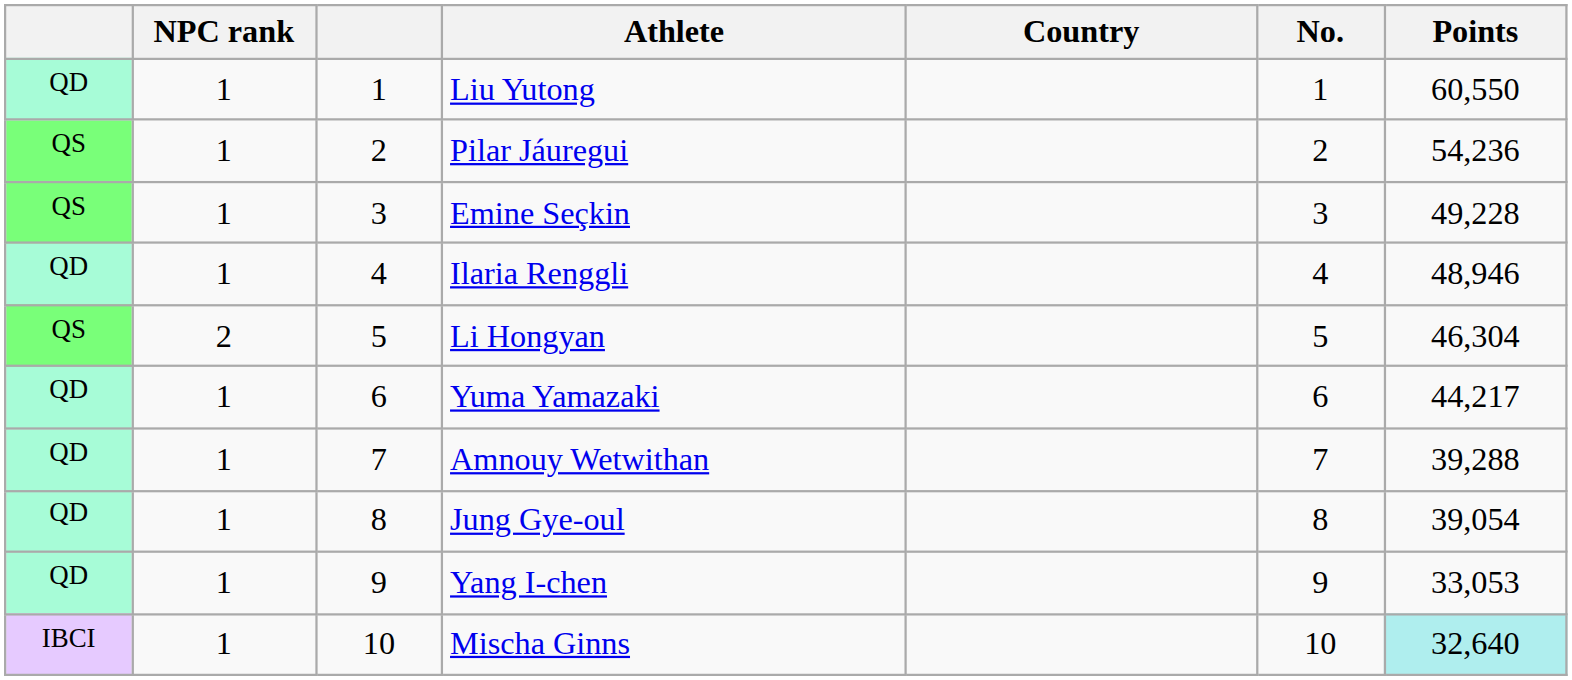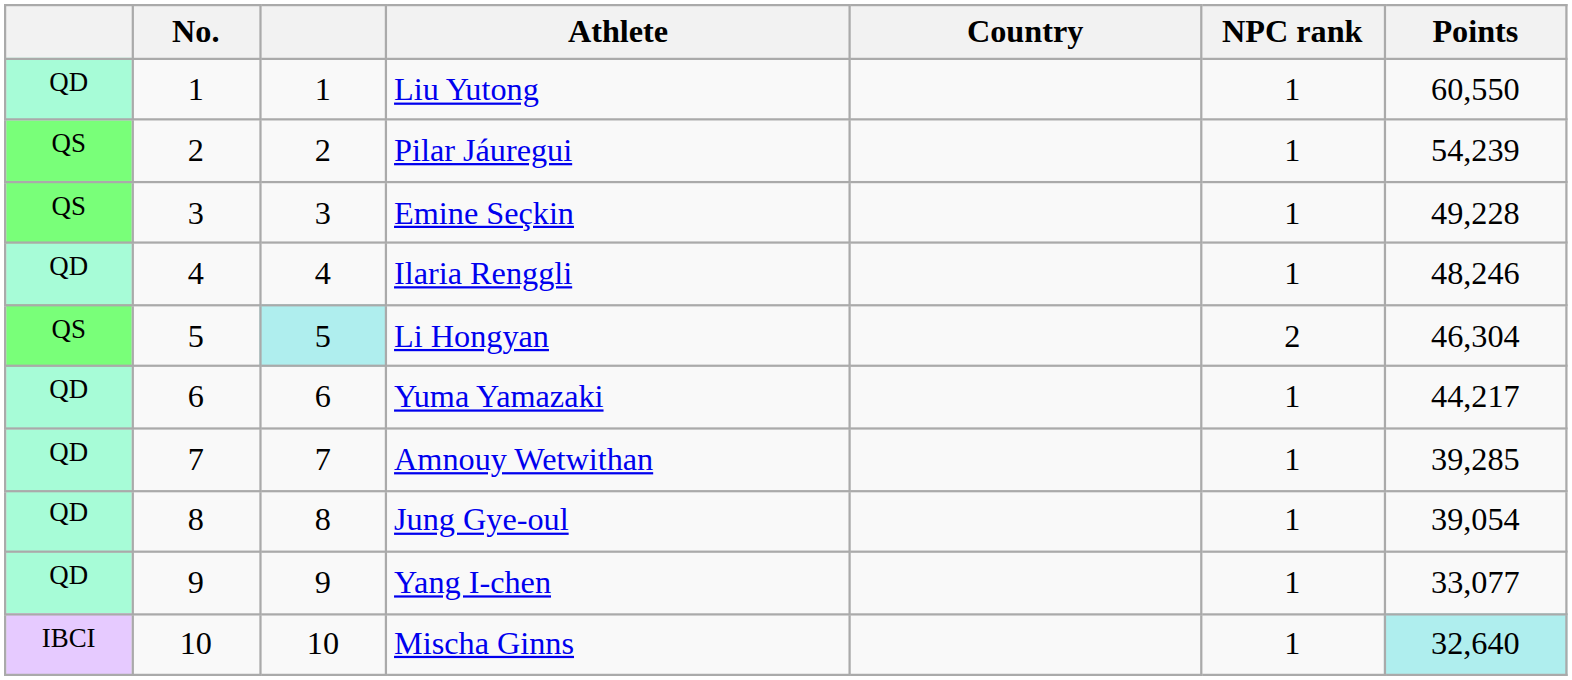columns swapped: (1320, 31) <-> (224, 31)
(1475, 150) 54,236 -> (1475, 150) 54,239
(1475, 274) 48,946 -> (1475, 274) 48,246
(379, 335) no background -> (323, 335) paleturquoise background
(1475, 459) 39,288 -> (1475, 459) 39,285
(1475, 582) 33,053 -> (1475, 582) 33,077
